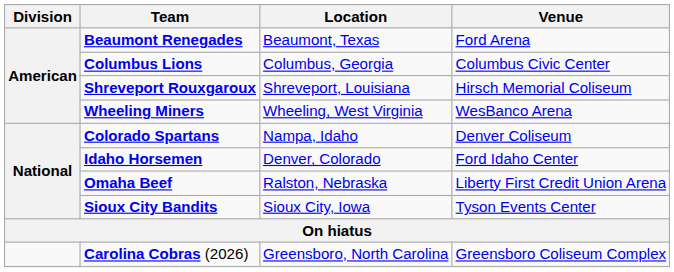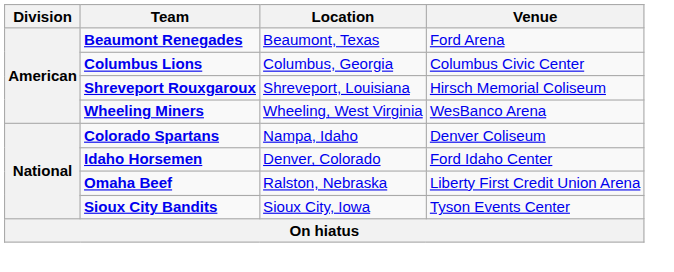- row: (166, 254)
